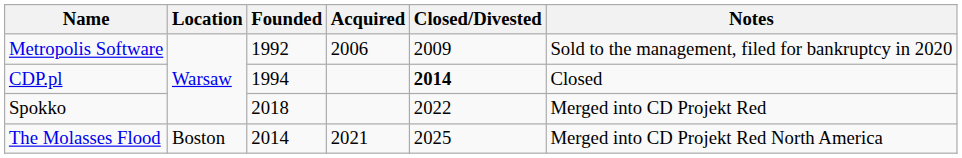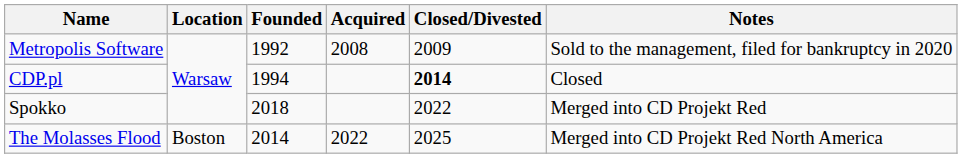(349, 49) 2006 -> (349, 49) 2008
(349, 138) 2021 -> (349, 138) 2022
